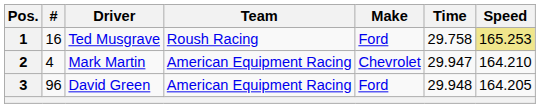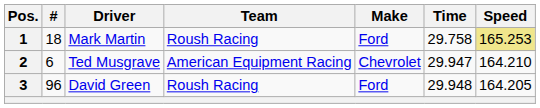(54, 39) 16 -> (54, 39) 18
(114, 39) Ted Musgrave -> (107, 39) Mark Martin
(50, 62) 4 -> (50, 62) 6
(107, 62) Mark Martin -> (114, 62) Ted Musgrave
(259, 86) American Equipment Racing -> (213, 86) Roush Racing
